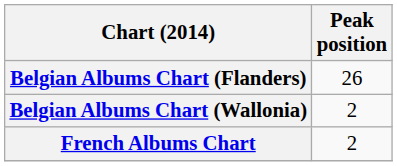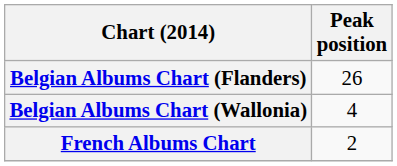(352, 110) 2 -> (352, 110) 4
